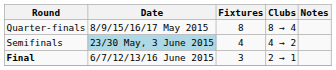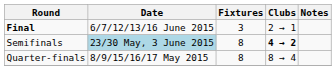rows swapped: (46, 27) <-> (21, 58)
(241, 42) 4 -> (241, 42) 8
(282, 42) normal -> (282, 42) bold
